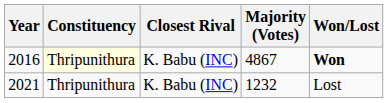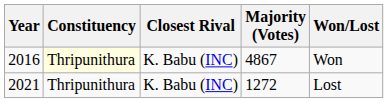(329, 60) bold -> (328, 60) normal
(261, 85) 1232 -> (261, 85) 1272
